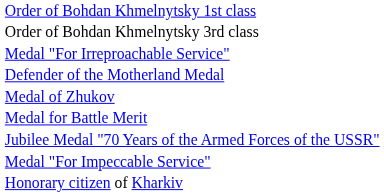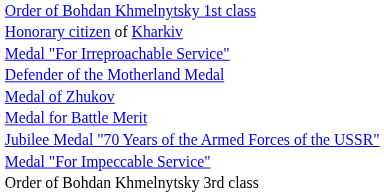rows swapped: (132, 32) <-> (94, 183)
